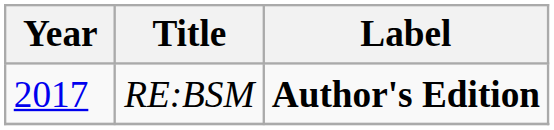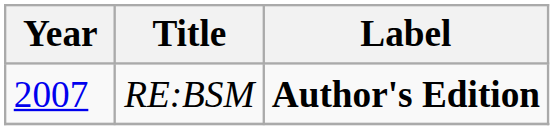(51, 93) 2017 -> (51, 93) 2007
